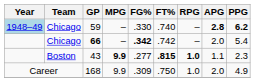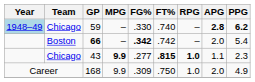(64, 41) Chicago -> (61, 41) Boston
(61, 56) Boston -> (64, 56) Chicago
